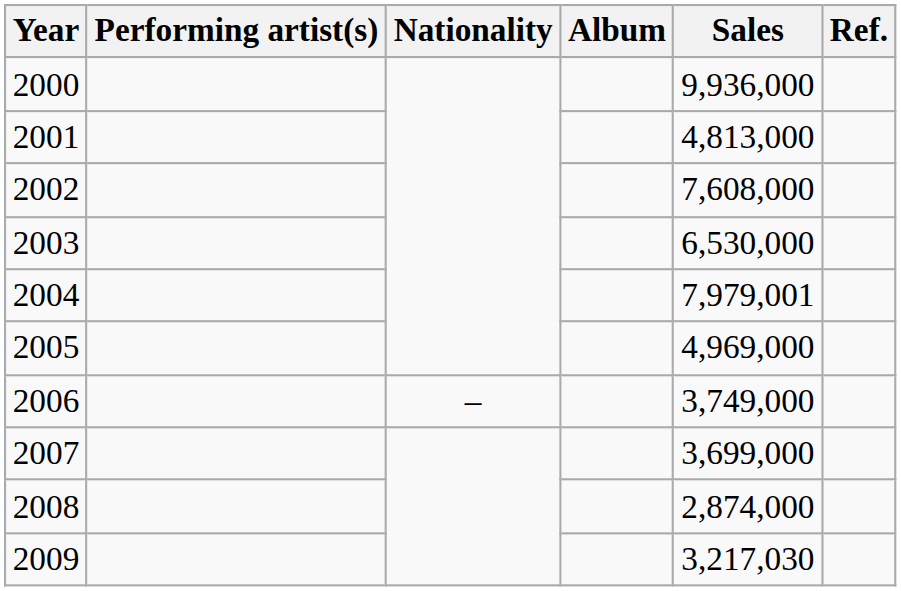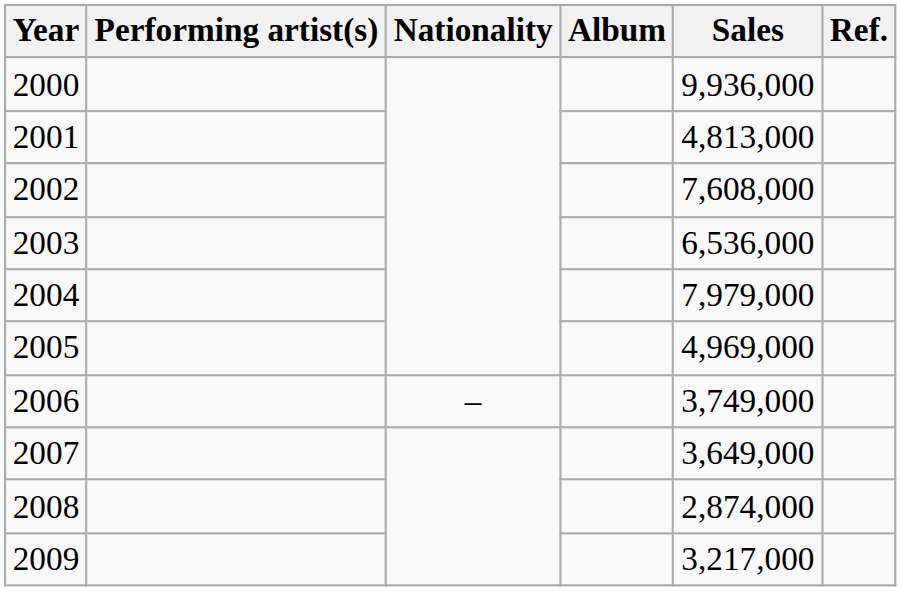(748, 242) 6,530,000 -> (748, 242) 6,536,000
(748, 294) 7,979,001 -> (748, 294) 7,979,000
(748, 453) 3,699,000 -> (748, 453) 3,649,000
(748, 558) 3,217,030 -> (748, 558) 3,217,000
